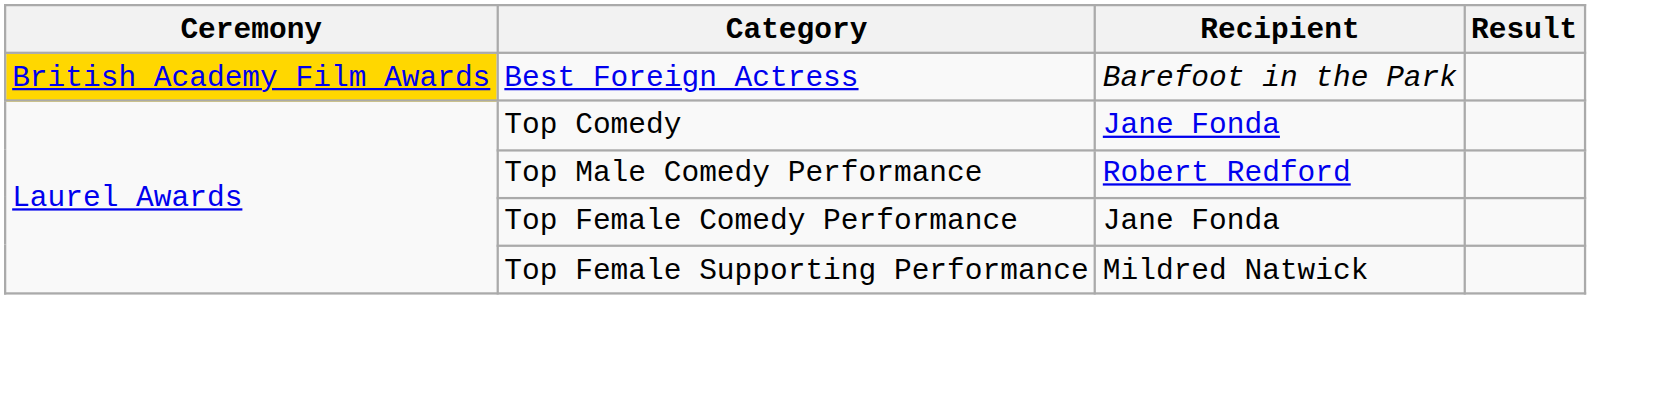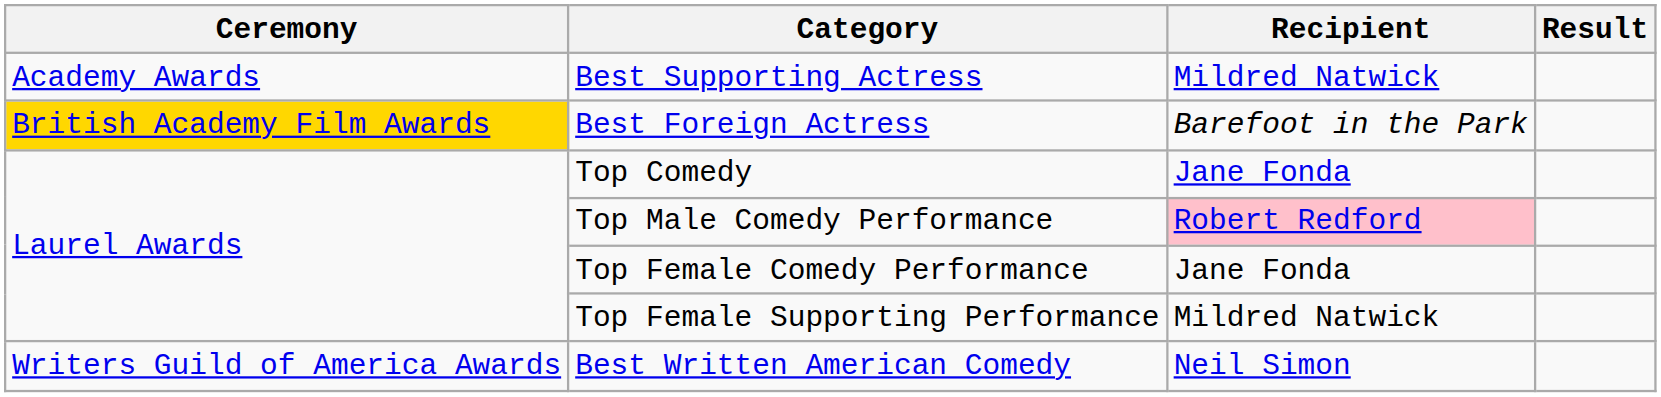+ row: (779, 77)
(1227, 173) no background -> (1298, 222) pink background
+ row: (823, 366)
